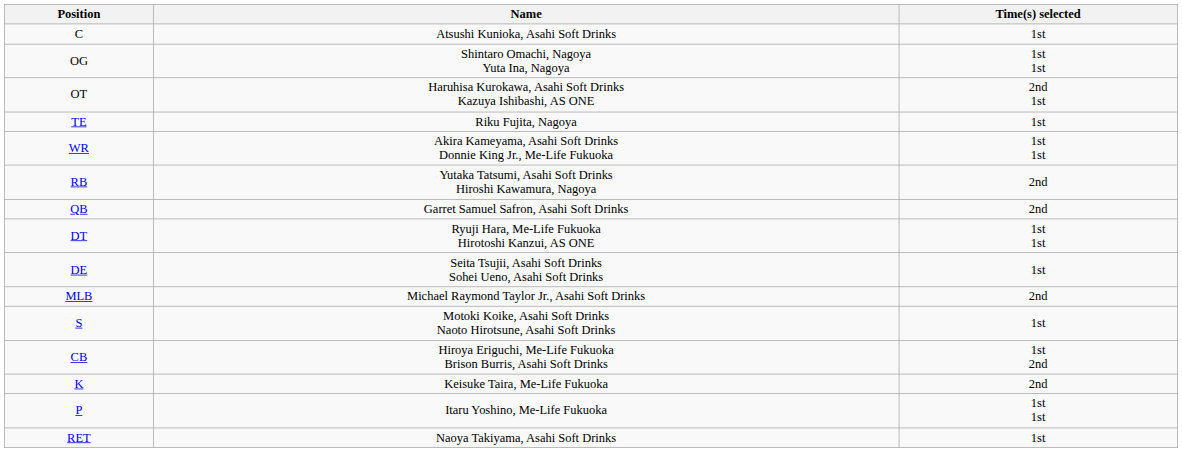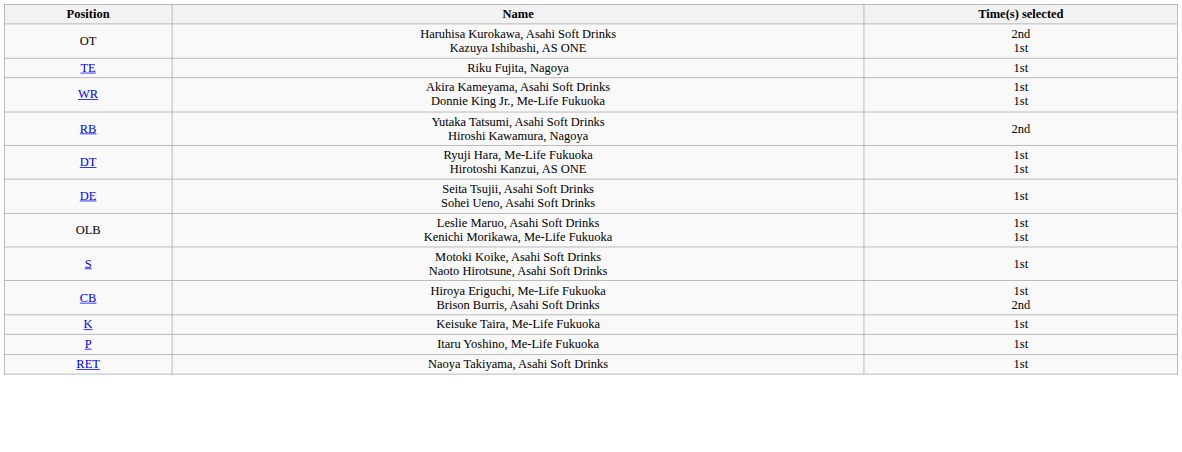- row: (79, 34)
- row: (79, 61)
- row: (79, 209)
- row: (79, 296)
+ row: (88, 230)
(1038, 384) 2nd -> (1021, 324) 1st
(1038, 410) 1st 1st -> (1021, 344) 1st
